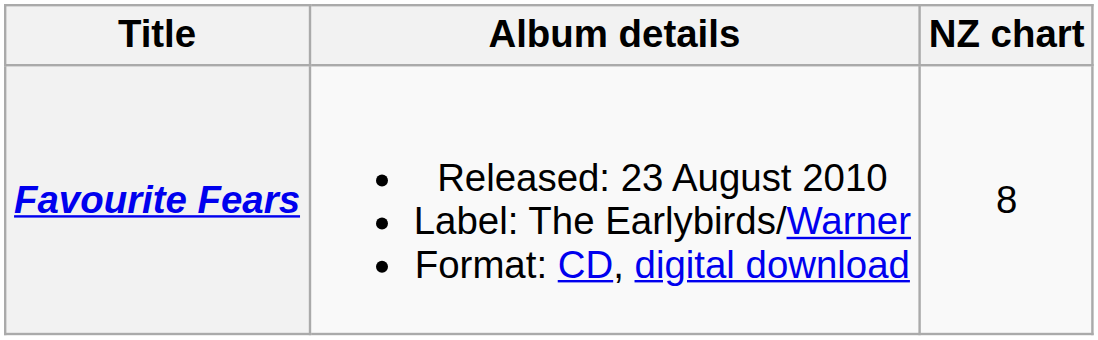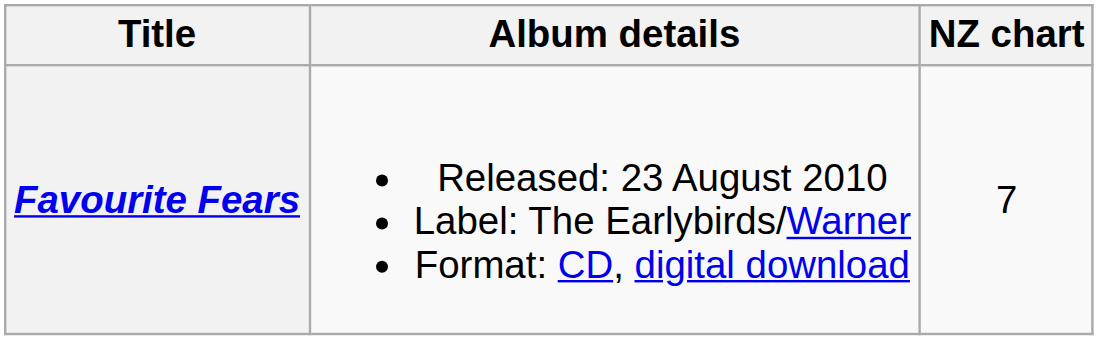(1007, 199) 8 -> (1007, 199) 7
